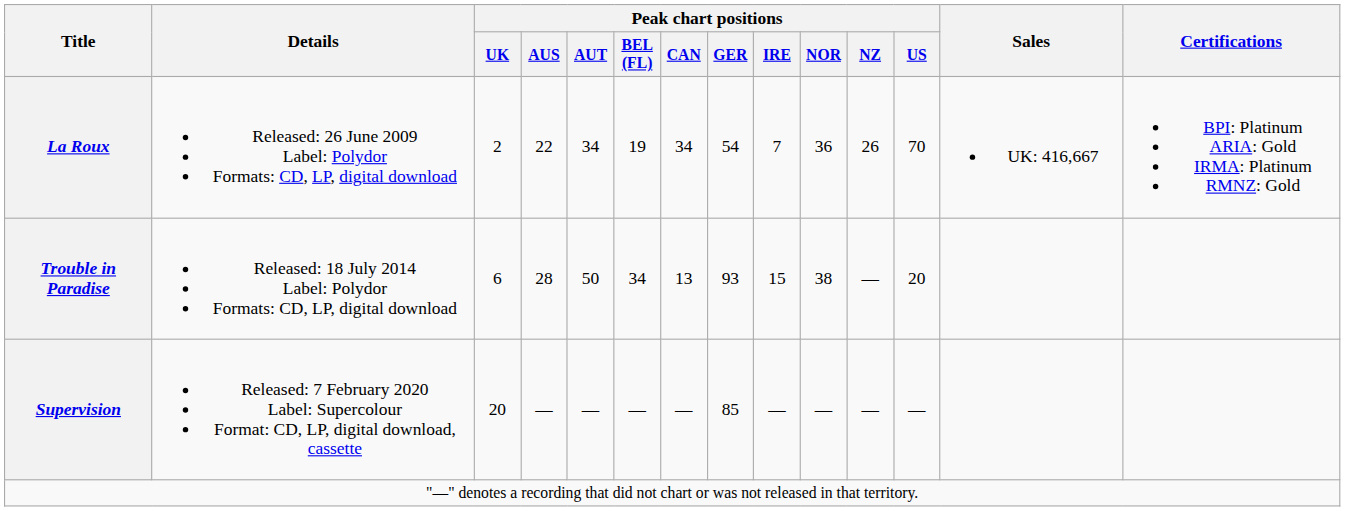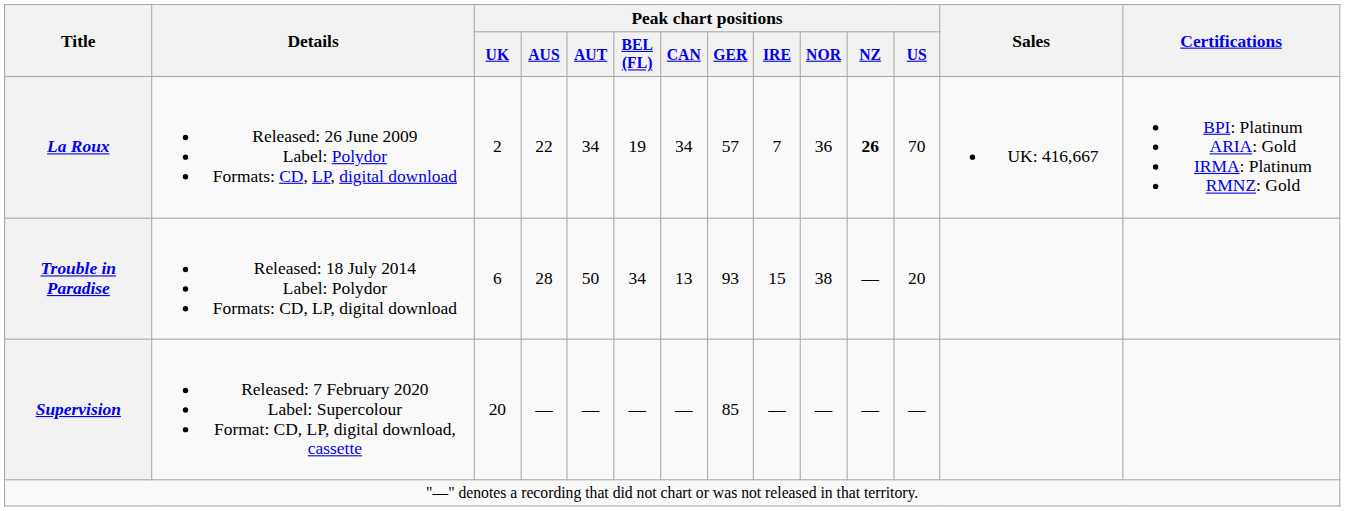(730, 147) 54 -> (730, 147) 57
(870, 147) normal -> (870, 147) bold
